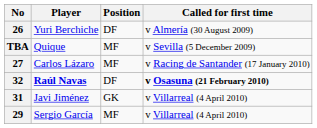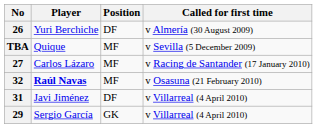(110, 81) DF -> (111, 81) MF
(207, 81) bold -> (203, 81) normal
(111, 98) GK -> (110, 98) DF
(111, 115) MF -> (111, 115) GK
